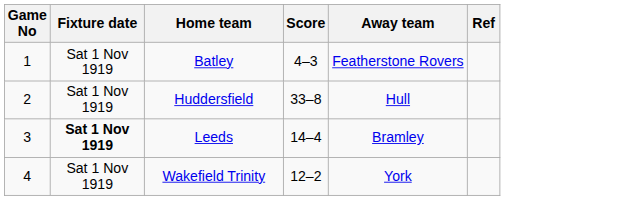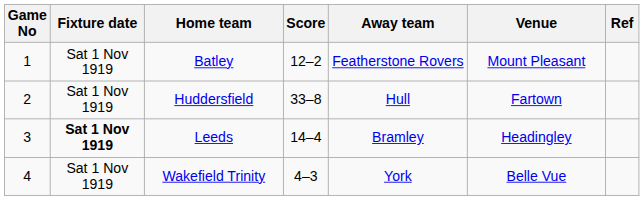+ column: (536, 23)
(306, 61) 4–3 -> (306, 61) 12–2
(306, 176) 12–2 -> (306, 176) 4–3
